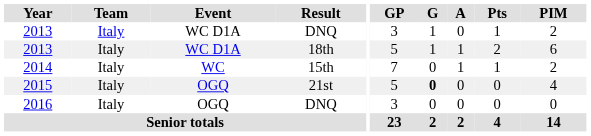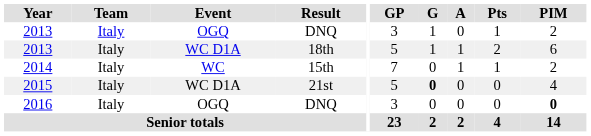(213, 31) WC D1A -> (213, 31) OGQ
(213, 85) OGQ -> (213, 85) WC D1A
(553, 104) normal -> (553, 104) bold
